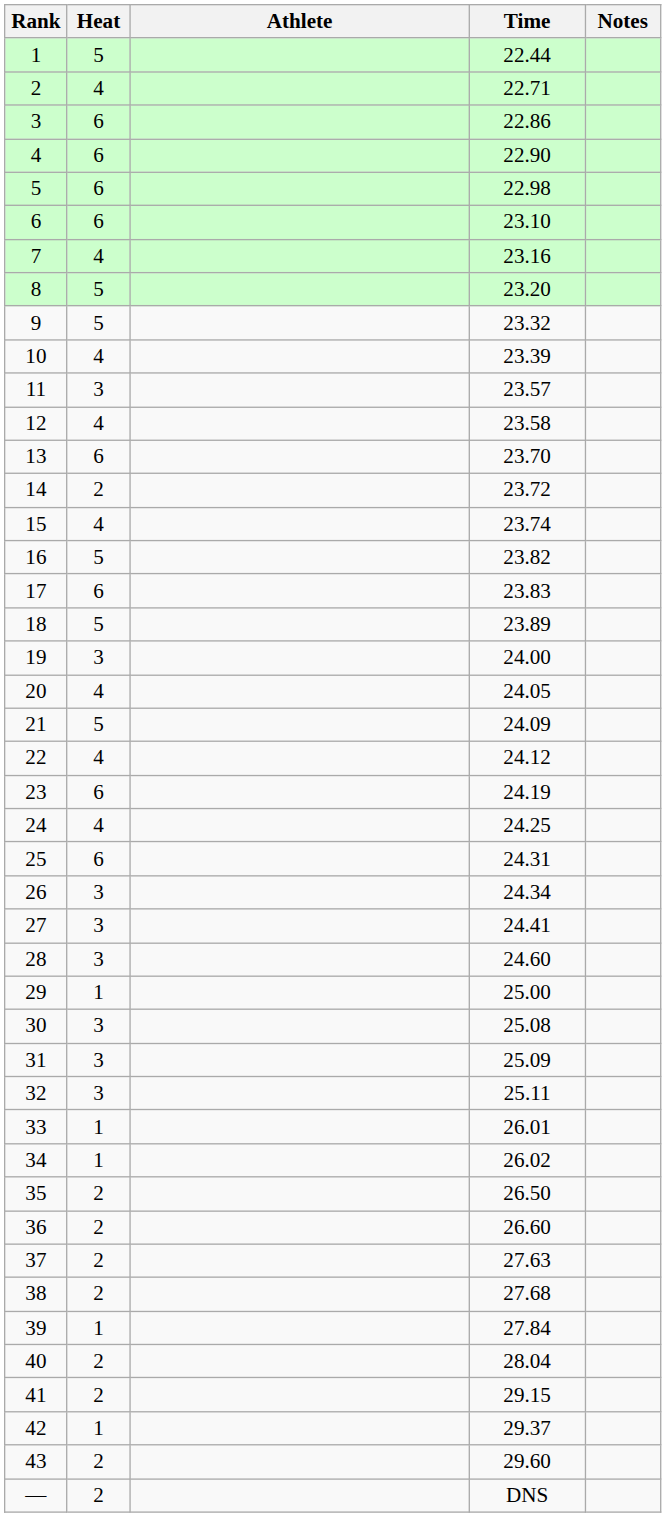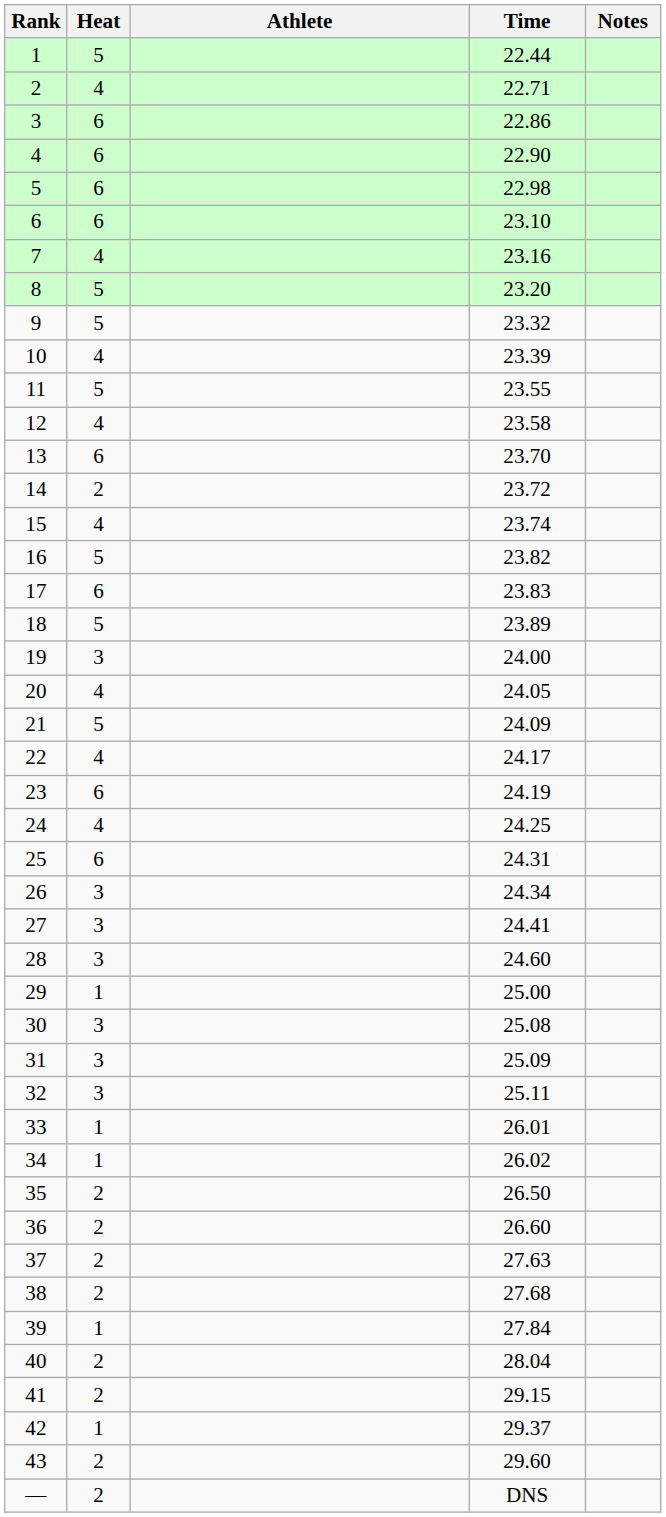(98, 389) 3 -> (98, 389) 5
(527, 389) 23.57 -> (527, 389) 23.55
(527, 758) 24.12 -> (527, 758) 24.17
